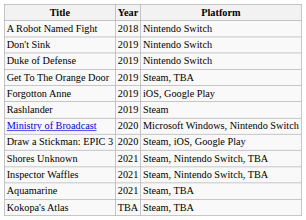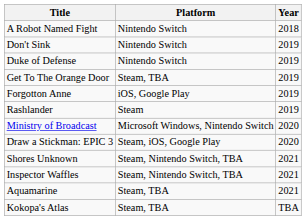columns swapped: (128, 12) <-> (221, 12)
